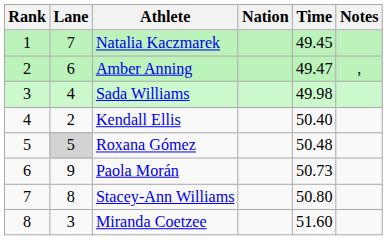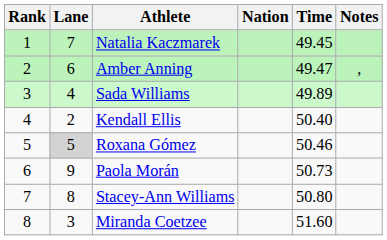(314, 94) 49.98 -> (314, 94) 49.89
(314, 145) 50.48 -> (314, 145) 50.46
